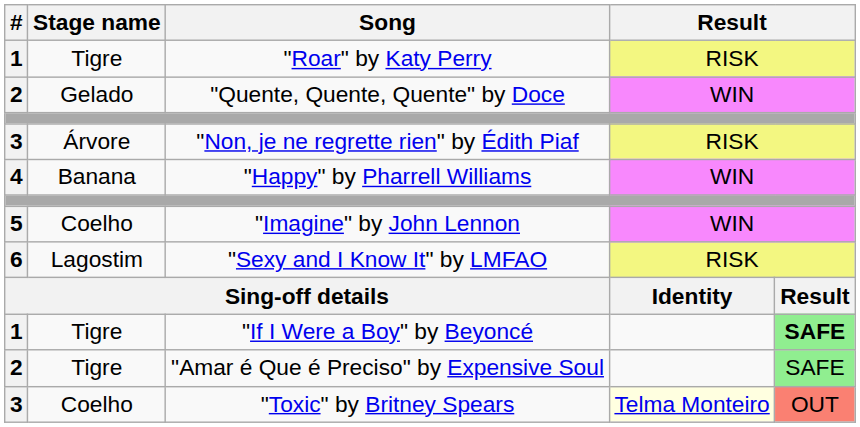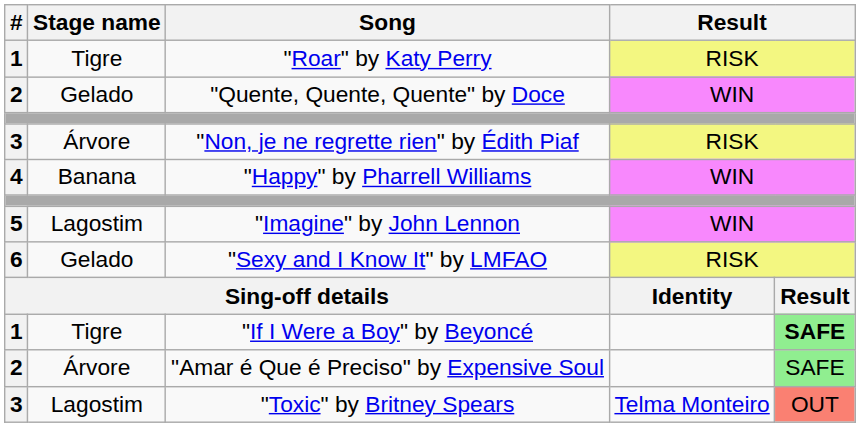(97, 223) Coelho -> (97, 223) Lagostim
(97, 259) Lagostim -> (97, 259) Gelado
(97, 367) Tigre -> (97, 367) Árvore
(97, 403) Coelho -> (97, 403) Lagostim
(692, 403) lightyellow background -> (692, 403) no background
